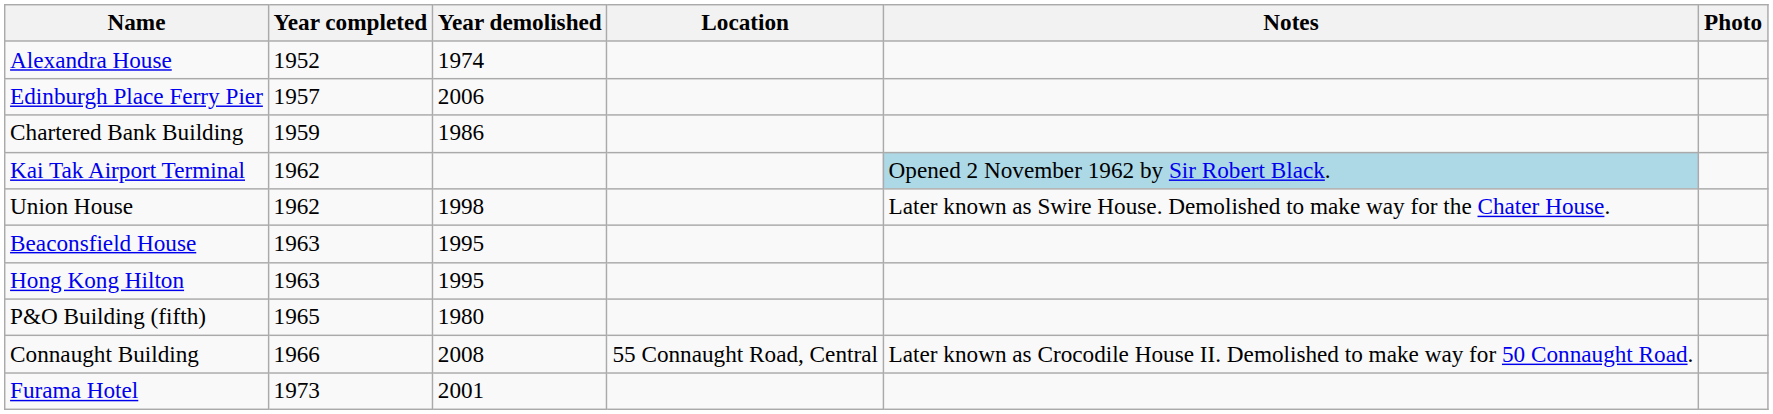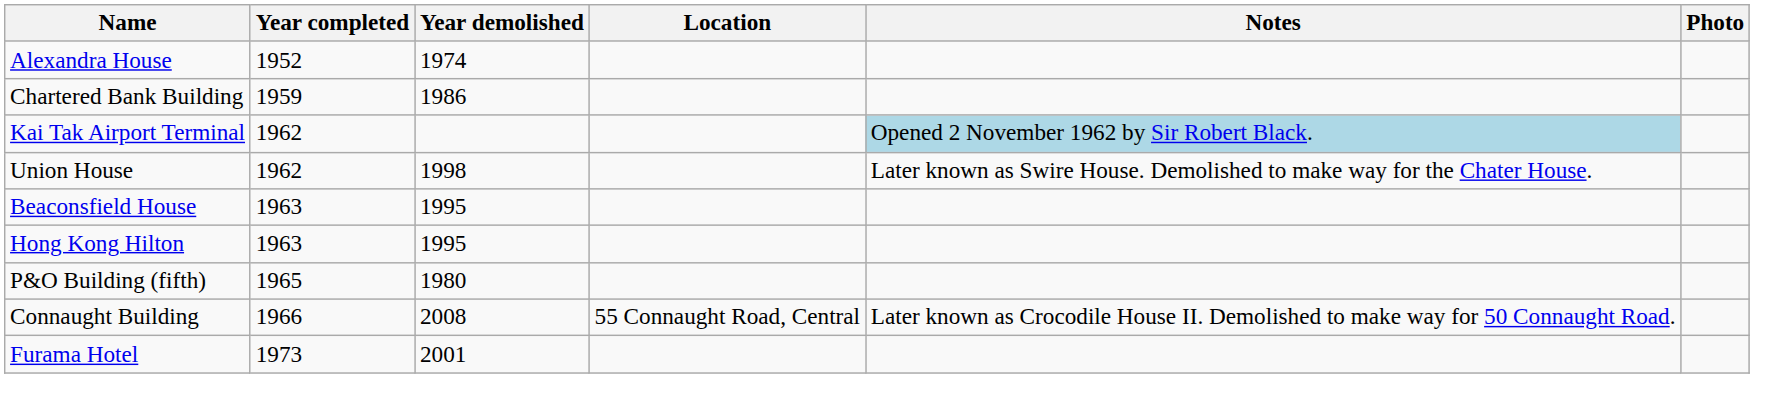- row: (136, 96)
